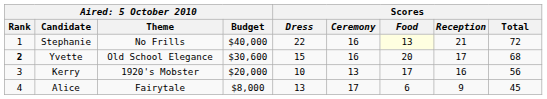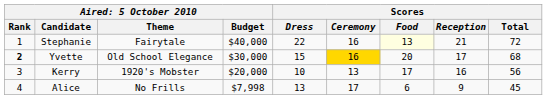(160, 42) No Frills -> (160, 42) Fairytale
(248, 57) $30,600 -> (248, 57) $30,000
(353, 57) no background -> (353, 57) gold background
(160, 87) Fairytale -> (160, 87) No Frills
(248, 87) $8,000 -> (248, 87) $7,998
